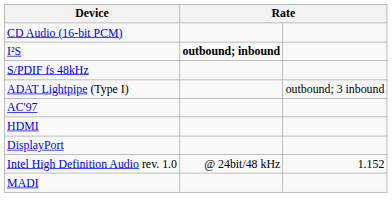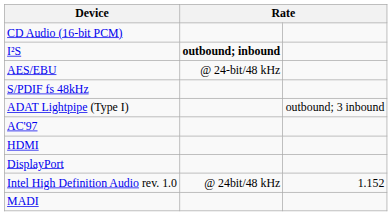+ row: (32, 70)
